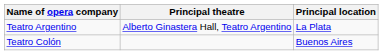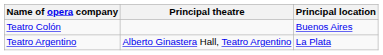rows swapped: (34, 42) <-> (41, 27)
